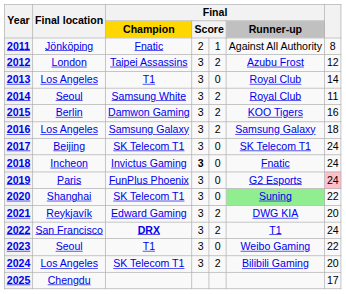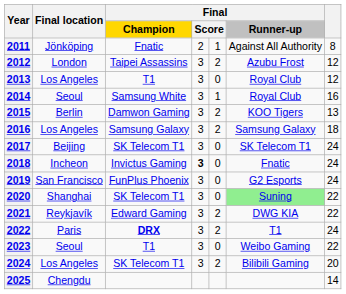(333, 79) 14 -> (333, 79) 12
(218, 96) 2 -> (218, 96) 1
(333, 96) 11 -> (333, 96) 16
(333, 113) 16 -> (333, 113) 13
(69, 180) Paris -> (69, 180) San Francisco
(333, 180) pink background -> (333, 180) no background
(333, 213) 20 -> (333, 213) 22
(69, 230) San Francisco -> (69, 230) Paris
(333, 280) 17 -> (333, 280) 14
